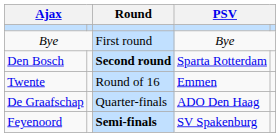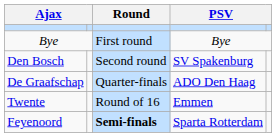(133, 61) bold -> (131, 61) normal
(222, 61) Sparta Rotterdam -> (213, 61) SV Spakenburg
rows swapped: (26, 81) <-> (46, 101)
(217, 122) SV Spakenburg -> (218, 122) Sparta Rotterdam
